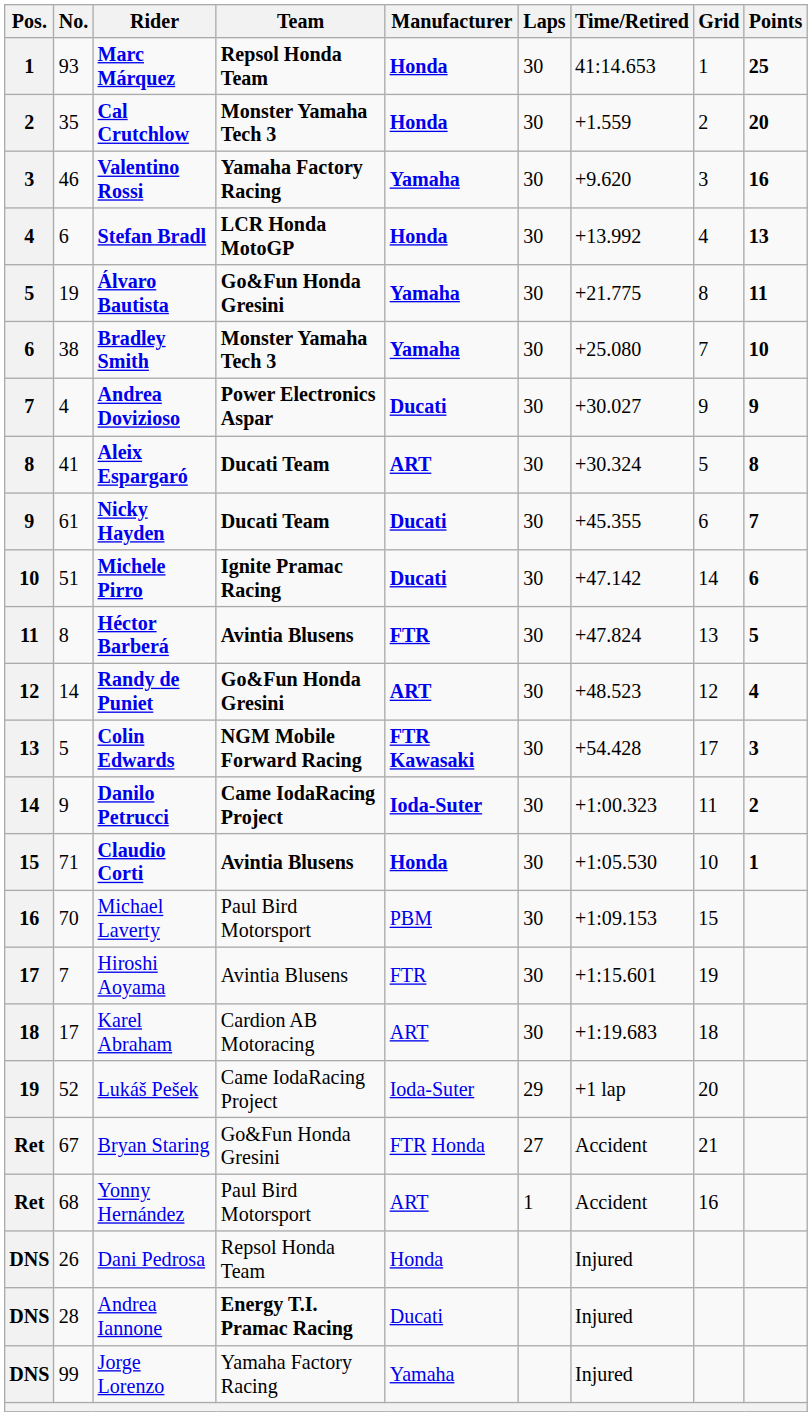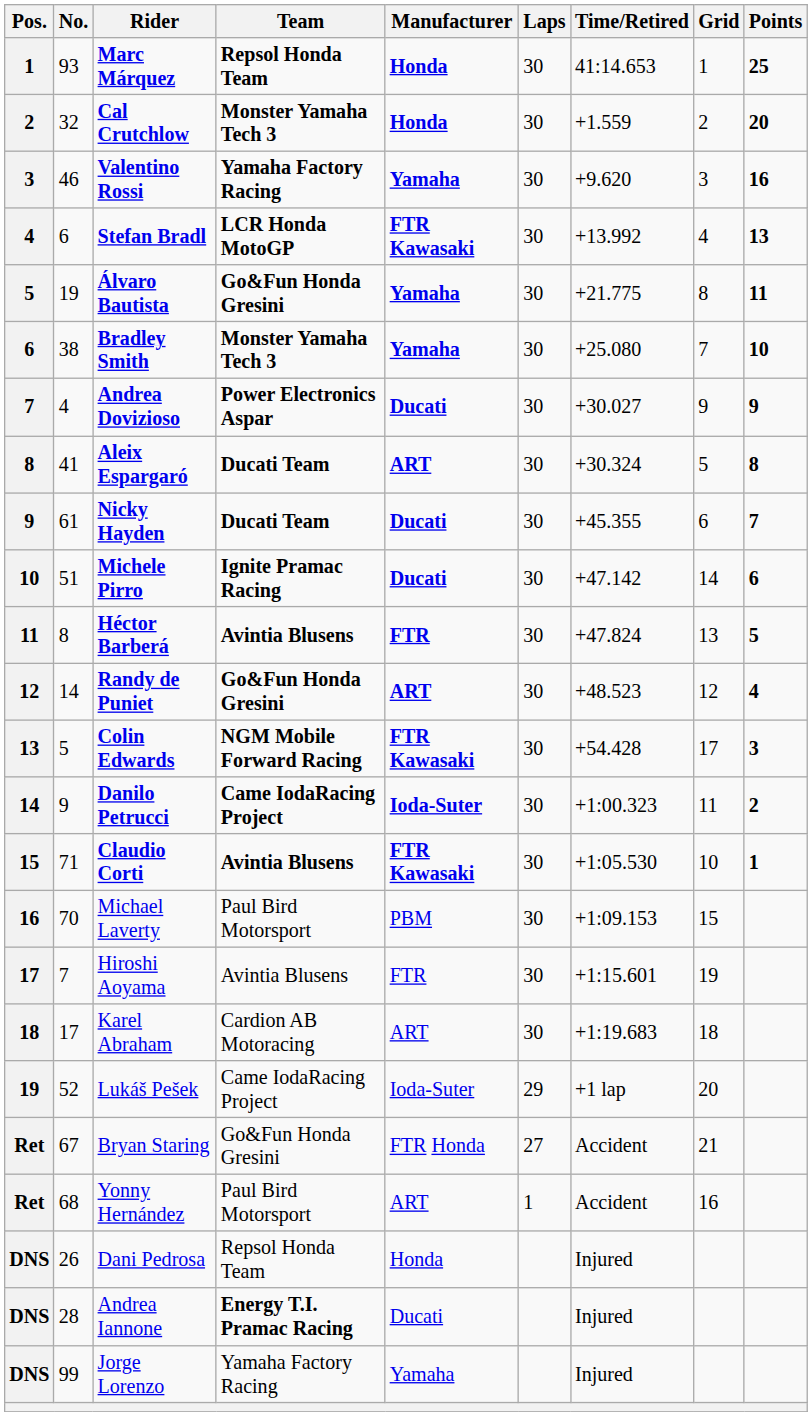(69, 123) 35 -> (69, 123) 32
(419, 236) Honda -> (432, 236) FTR Kawasaki
(419, 861) Honda -> (432, 861) FTR Kawasaki
